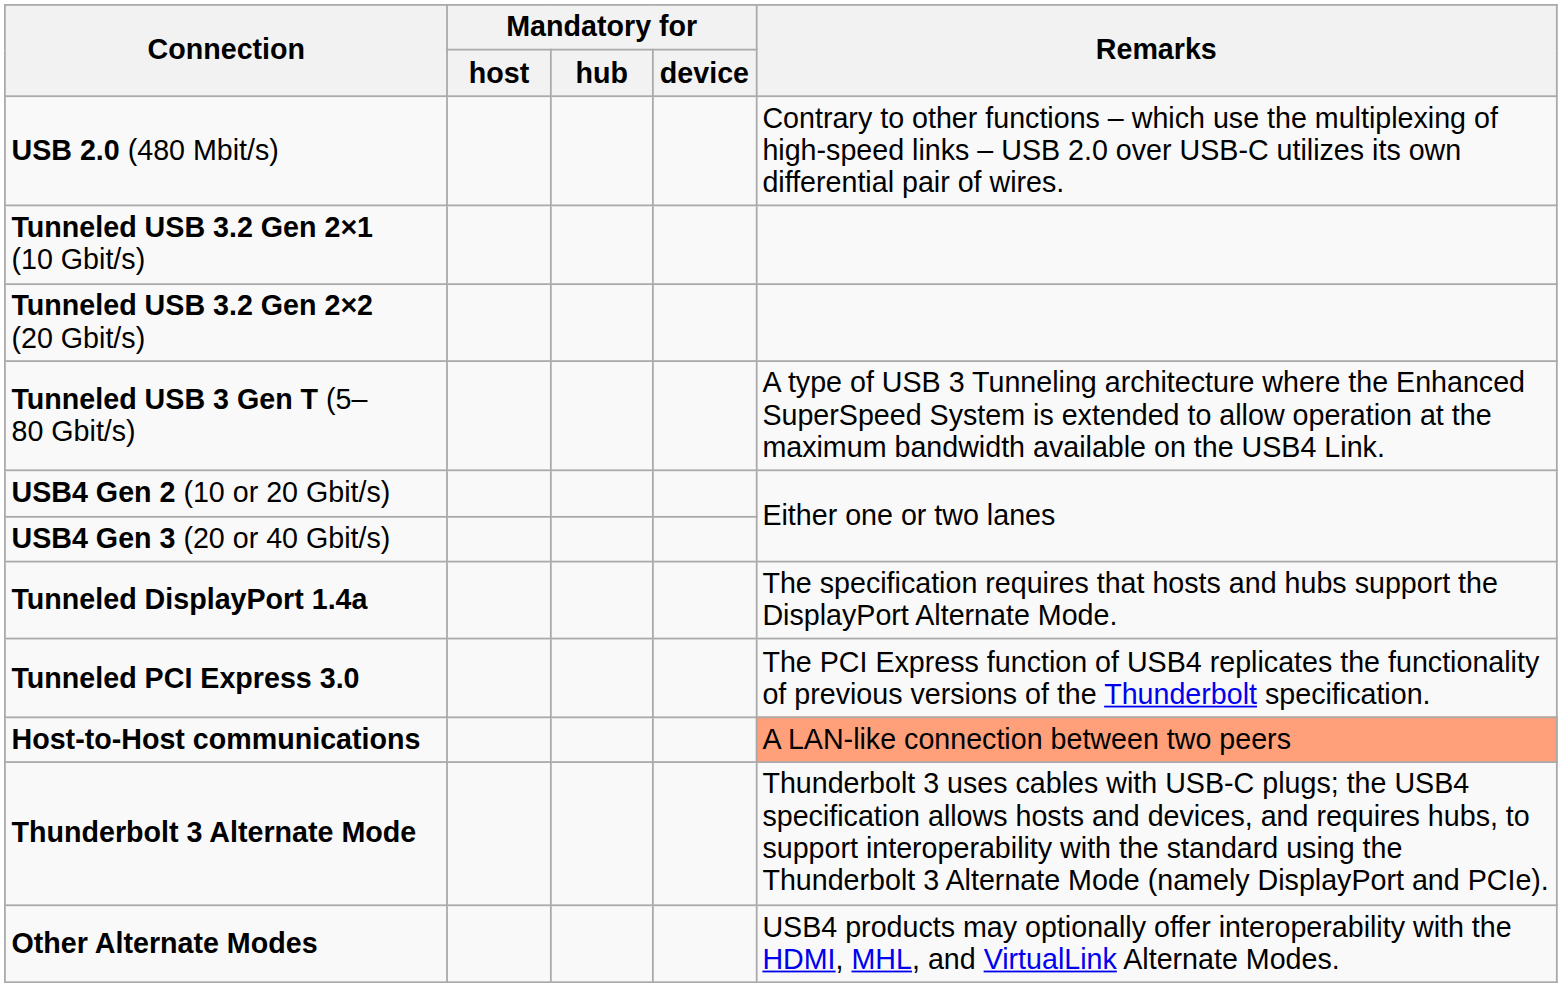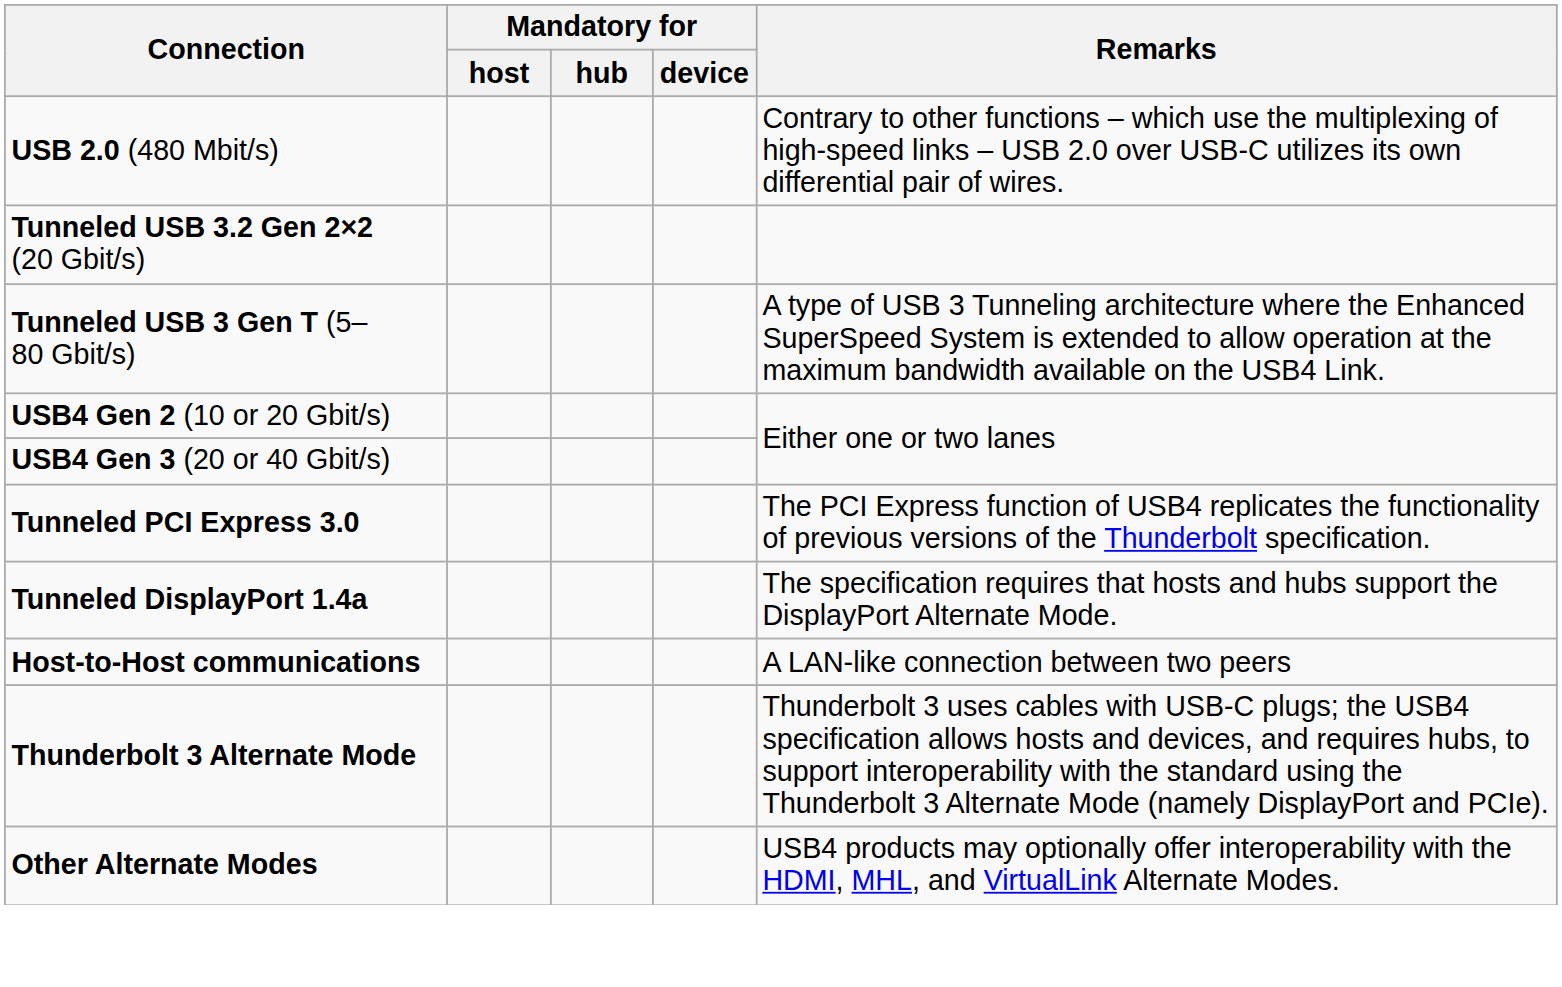- row: (192, 244)
rows swapped: (189, 600) <-> (186, 677)
(1027, 739) lightsalmon background -> (1027, 661) no background
